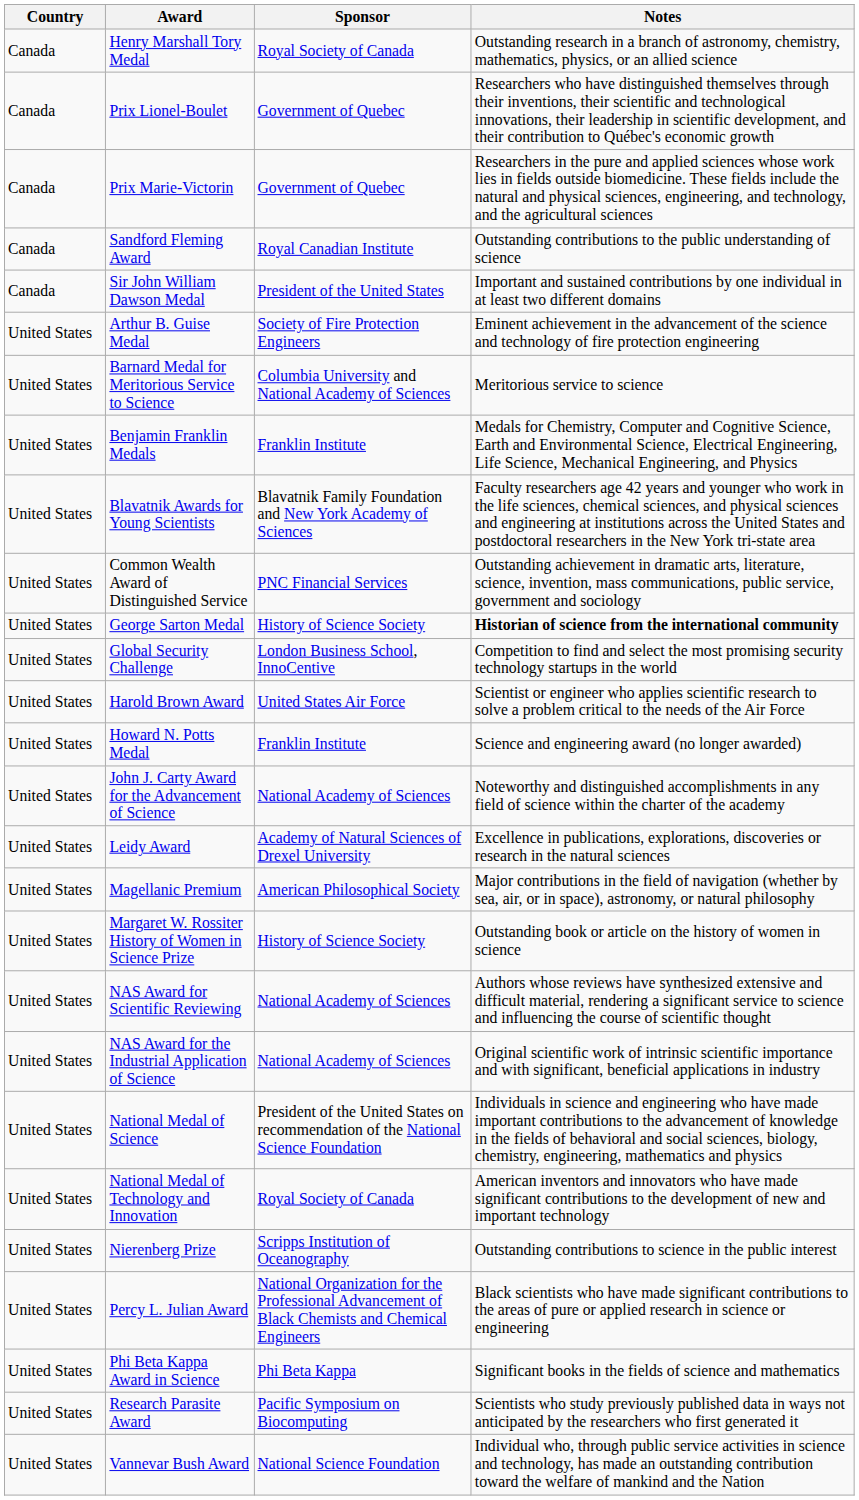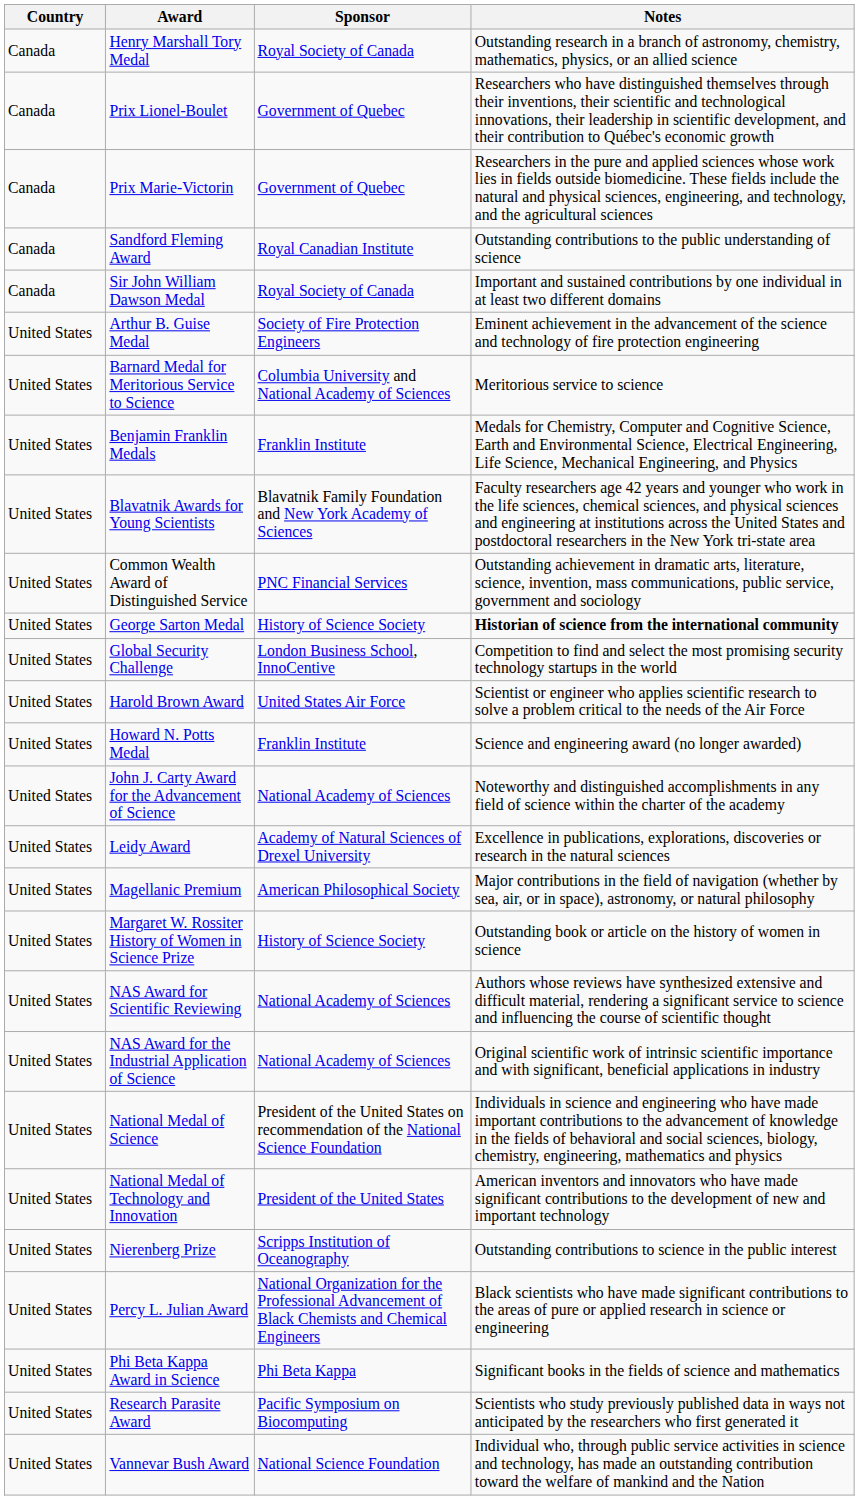(351, 291) President of the United States -> (336, 291) Royal Society of Canada
(336, 1199) Royal Society of Canada -> (351, 1199) President of the United States
